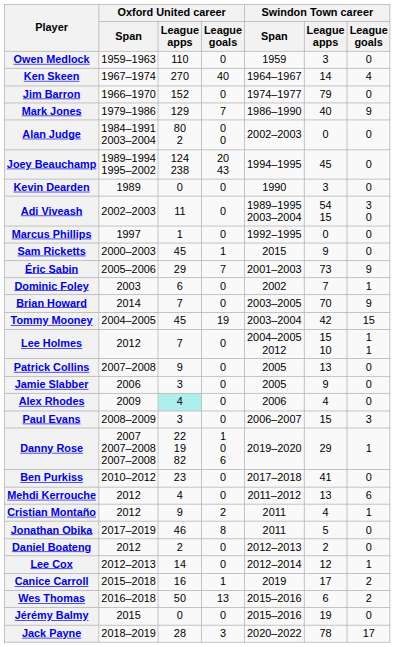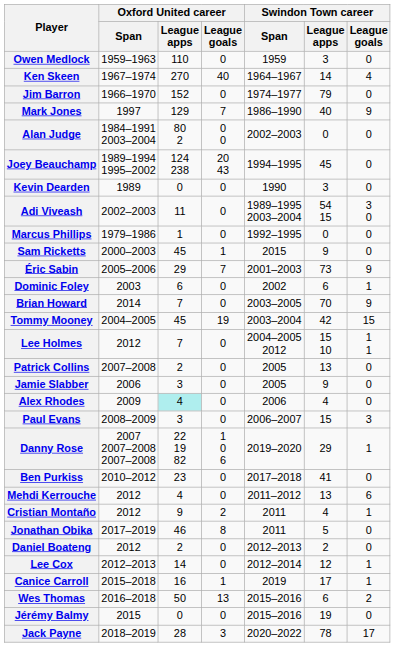(129, 111) 1979–1986 -> (129, 111) 1997
(129, 234) 1997 -> (129, 234) 1979–1986
(326, 286) 7 -> (326, 286) 6
(180, 367) 9 -> (180, 367) 2
(369, 581) 2 -> (369, 581) 1
